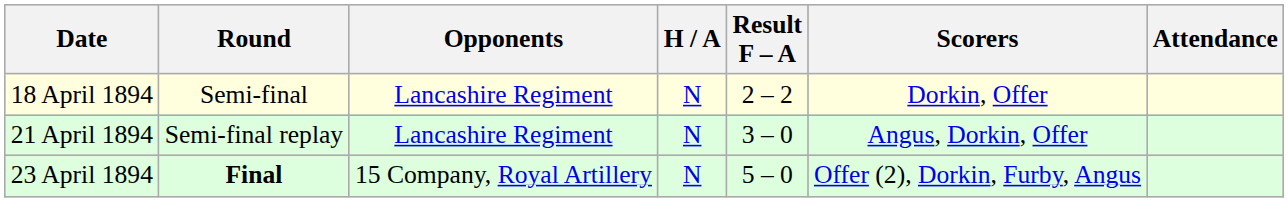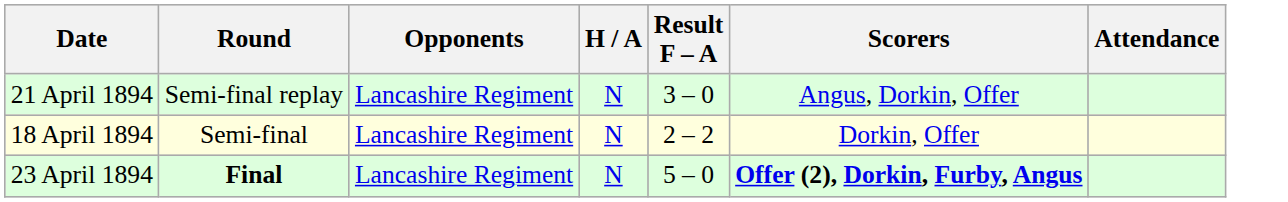rows swapped: (82, 94) <-> (82, 134)
(503, 175) 15 Company, Royal Artillery -> (464, 175) Lancashire Regiment
(978, 175) normal -> (909, 175) bold
